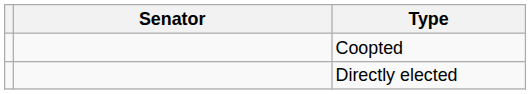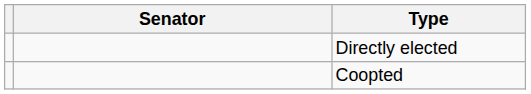rows swapped: (369, 47) <-> (397, 76)
